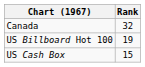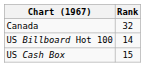(128, 40) 19 -> (128, 40) 14
